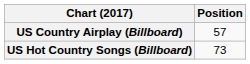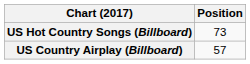rows swapped: (99, 31) <-> (99, 50)
